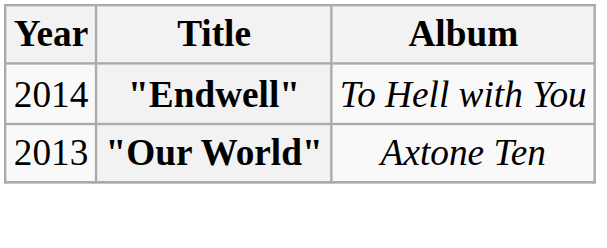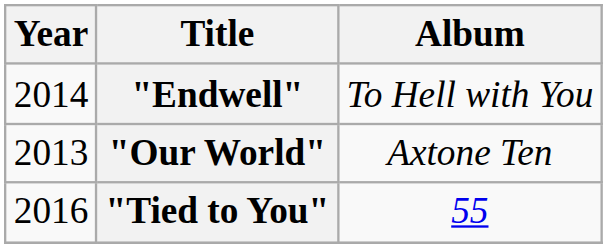+ row: (217, 211)
